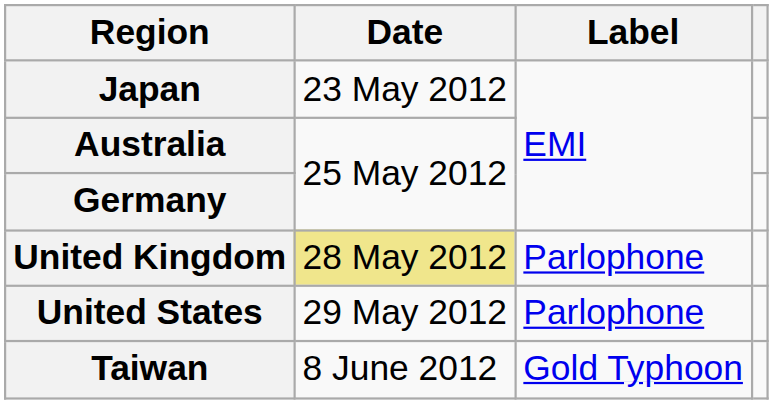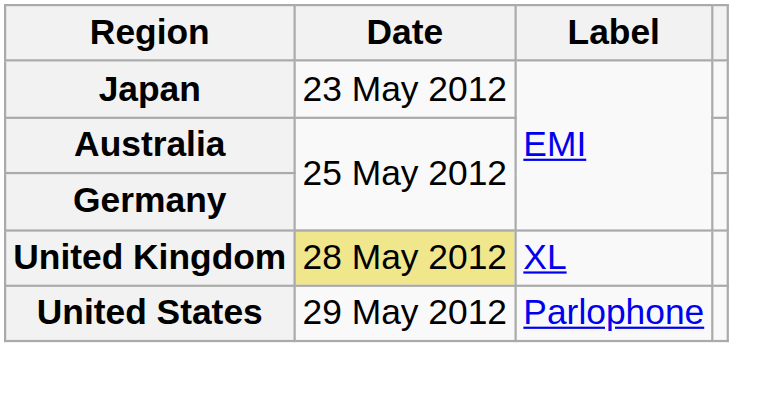(614, 256) Parlophone -> (545, 256) XL
- row: (150, 369)
